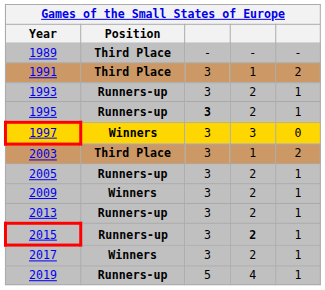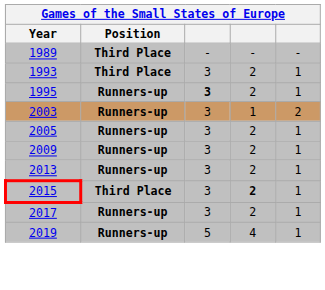- row: (43, 72)
(133, 92) Runners-up -> (133, 72) Third Place
- row: (43, 133)
(133, 154) Third Place -> (133, 111) Runners-up
(133, 193) Winners -> (133, 150) Runners-up
(133, 234) Runners-up -> (133, 191) Third Place
(133, 255) Winners -> (133, 212) Runners-up
